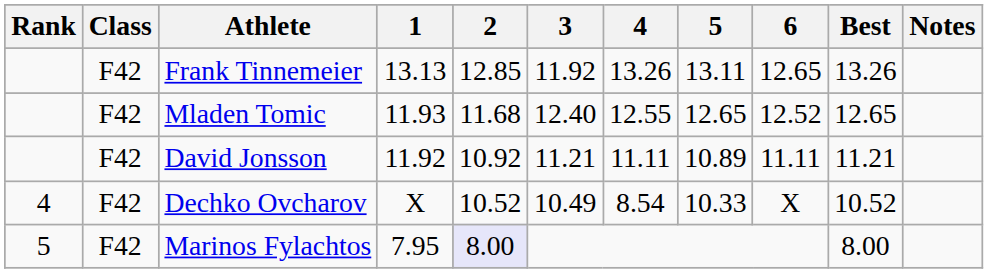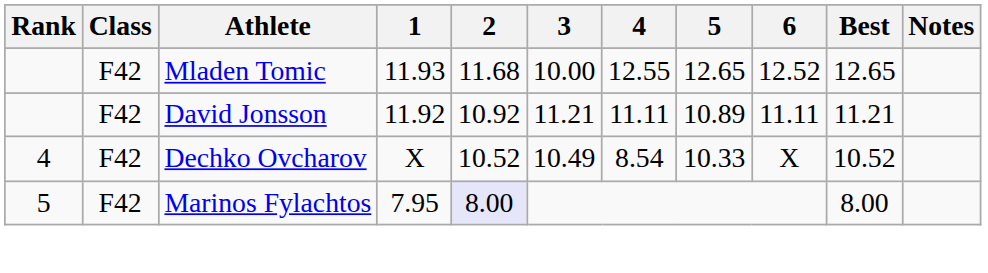- row: (263, 70)
(565, 114) 12.40 -> (564, 70) 10.00
